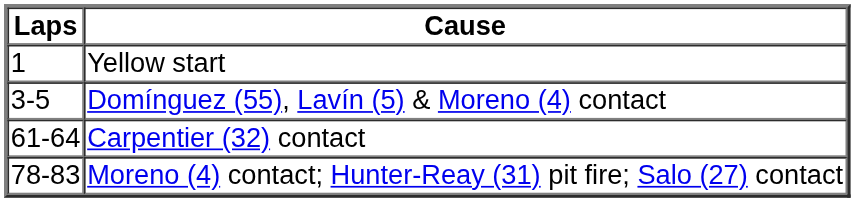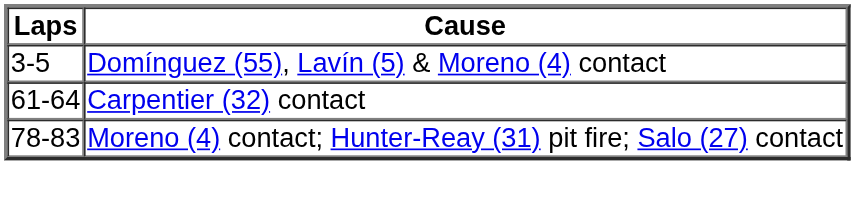- row: (156, 63)
